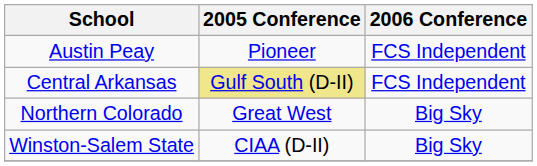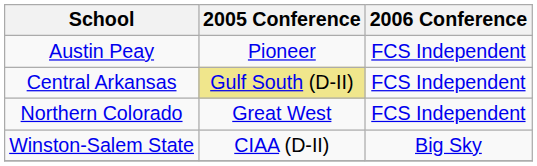(448, 113) Big Sky -> (448, 113) FCS Independent
